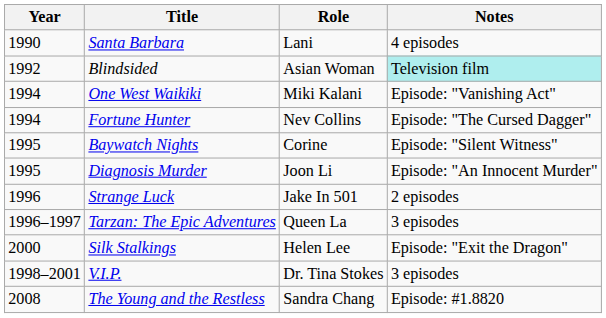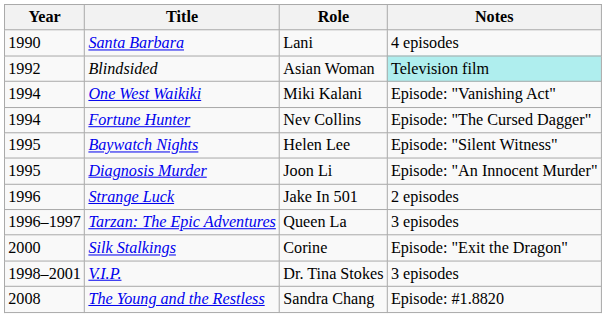(305, 145) Corine -> (317, 145) Helen Lee
(317, 247) Helen Lee -> (305, 247) Corine
